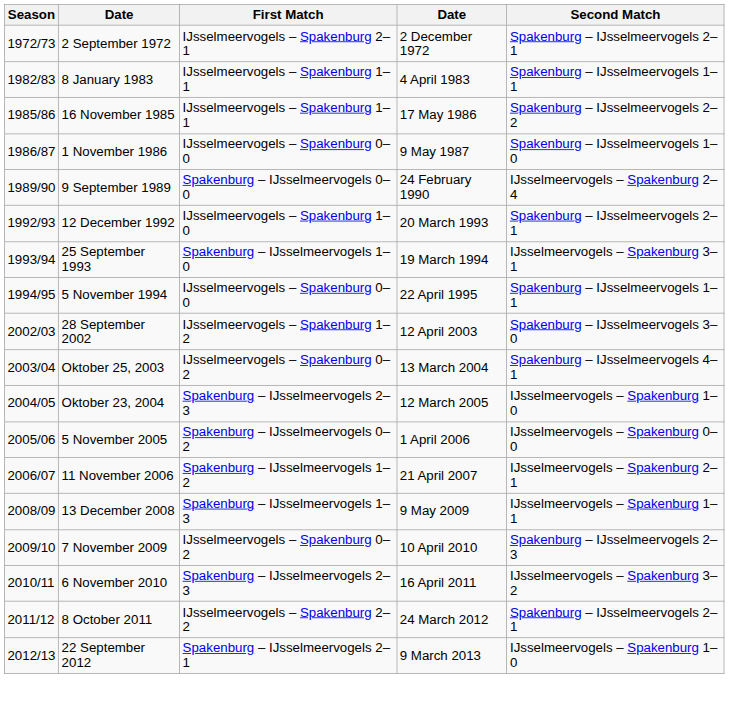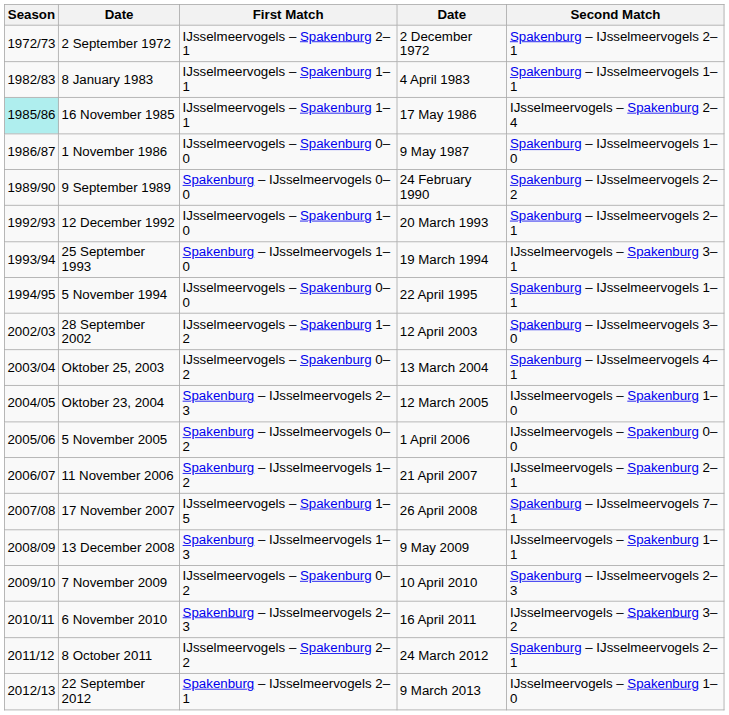(31, 115) no background -> (31, 115) paleturquoise background
(614, 115) Spakenburg – IJsselmeervogels 2–2 -> (614, 115) IJsselmeervogels – Spakenburg 2–4
(614, 187) IJsselmeervogels – Spakenburg 2–4 -> (614, 187) Spakenburg – IJsselmeervogels 2–2
+ row: (118, 511)
